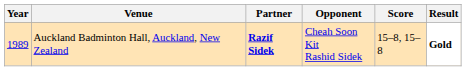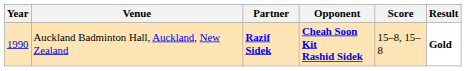(18, 44) 1989 -> (18, 44) 1990
(334, 44) normal -> (332, 44) bold
